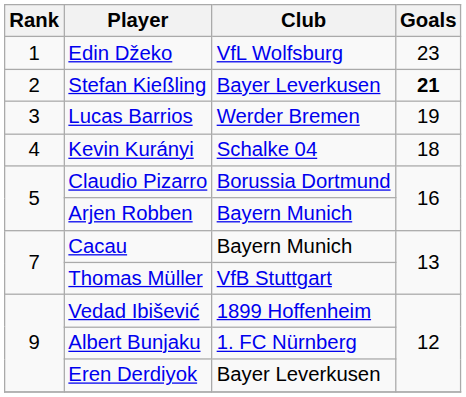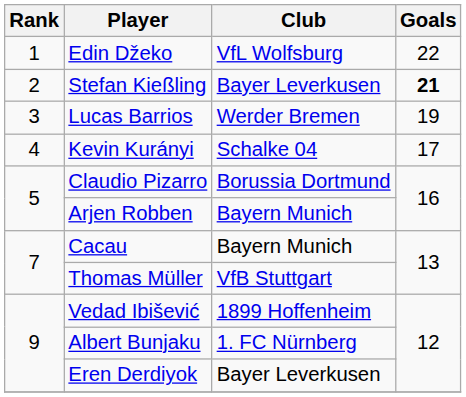(428, 52) 23 -> (428, 52) 22
(428, 149) 18 -> (428, 149) 17
